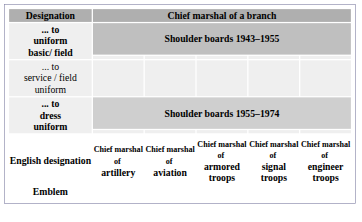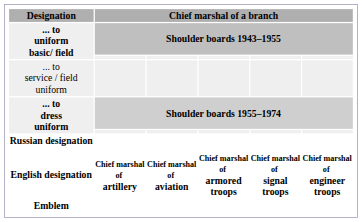+ row: (51, 141)
